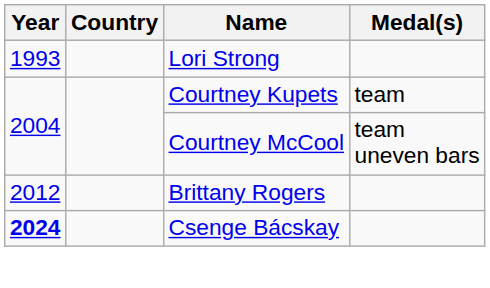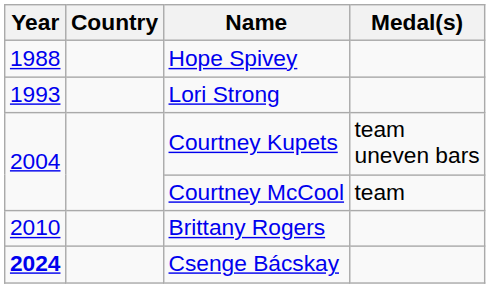+ row: (233, 58)
(380, 94) team -> (417, 143) team uneven bars
(417, 143) team uneven bars -> (380, 192) team
(35, 192) 2012 -> (35, 228) 2010
